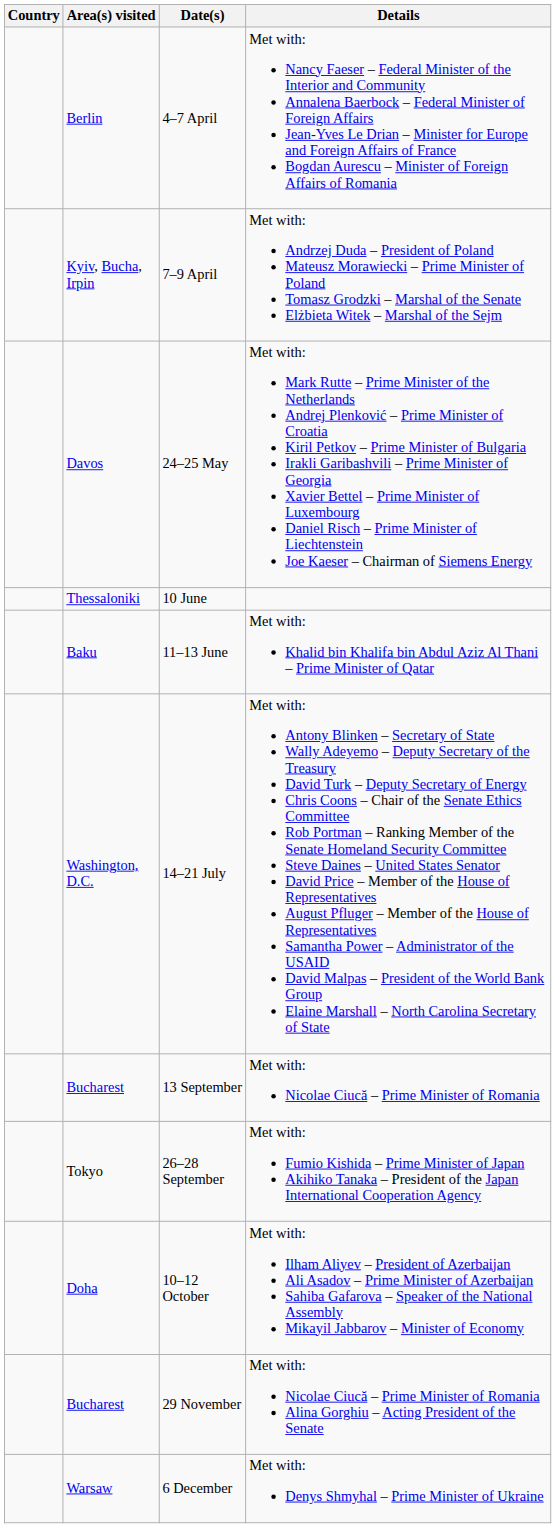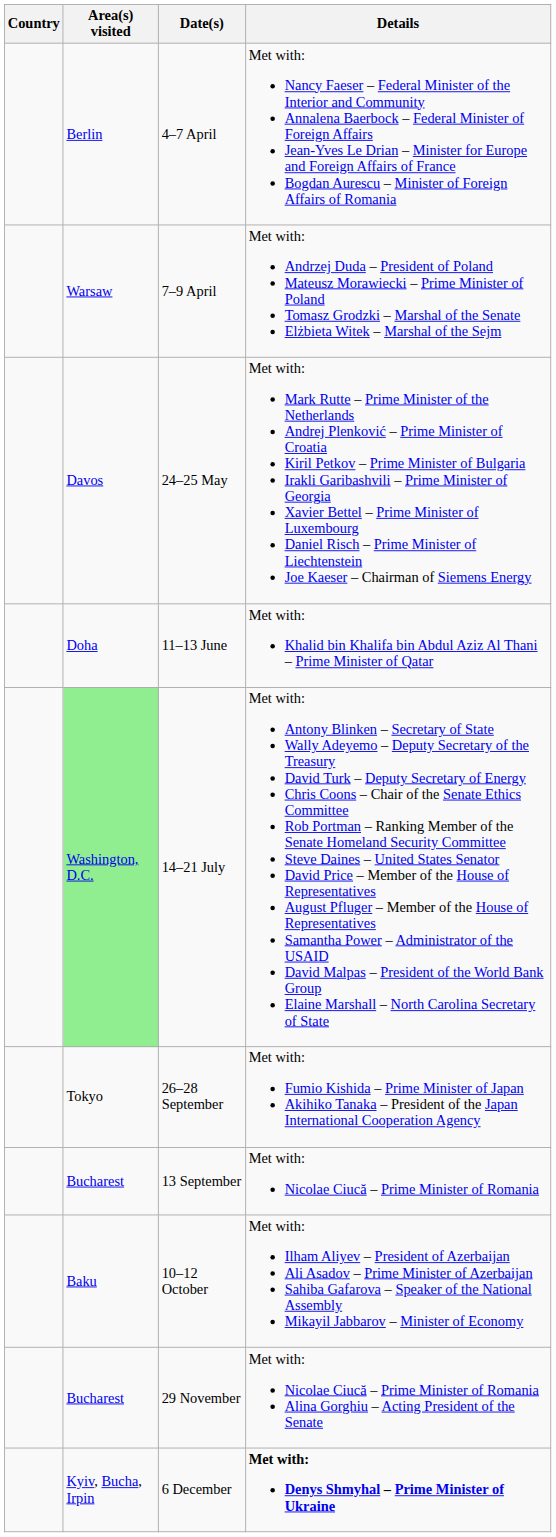(104, 274) Kyiv, Bucha, Irpin -> (89, 291) Warsaw
- row: (185, 598)
(82, 652) Baku -> (82, 645) Doha
(102, 873) no background -> (102, 867) lightgreen background
rows swapped: (202, 1087) <-> (193, 1171)
(82, 1287) Doha -> (82, 1281) Baku
(89, 1488) Warsaw -> (104, 1489) Kyiv, Bucha, Irpin
(398, 1481) normal -> (398, 1483) bold
